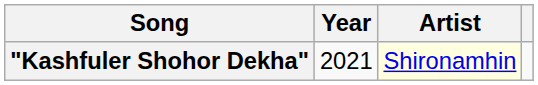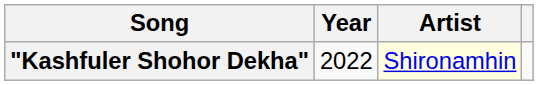(346, 60) 2021 -> (346, 60) 2022
